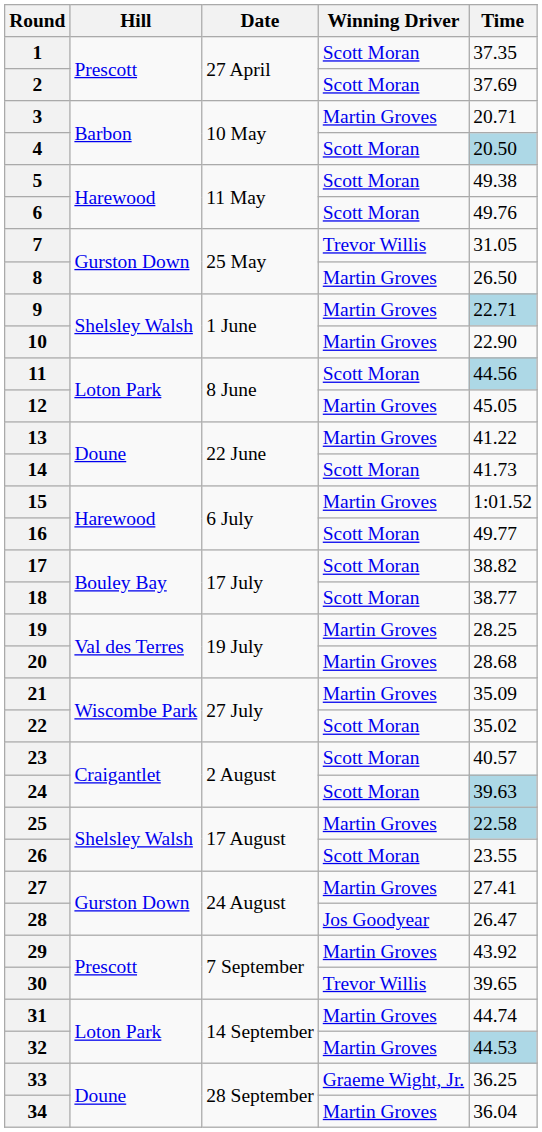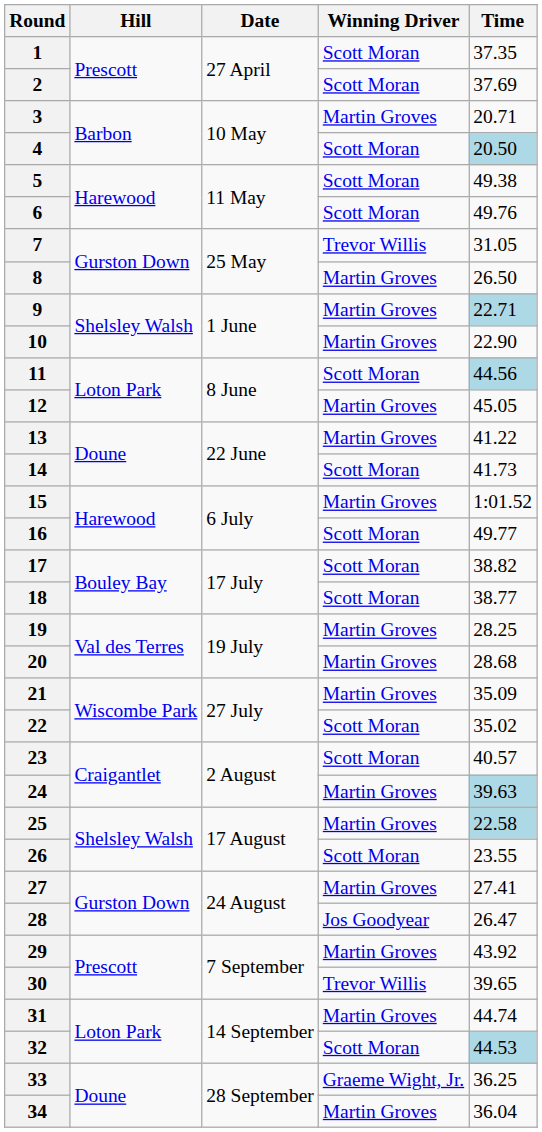(371, 790) Scott Moran -> (380, 790) Martin Groves
(380, 1047) Martin Groves -> (371, 1047) Scott Moran
